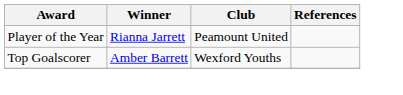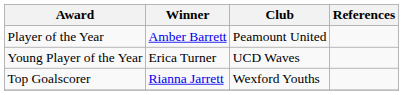(148, 36) Rianna Jarrett -> (188, 36) Amber Barrett
+ row: (75, 57)
(149, 57) Amber Barrett -> (186, 79) Rianna Jarrett
